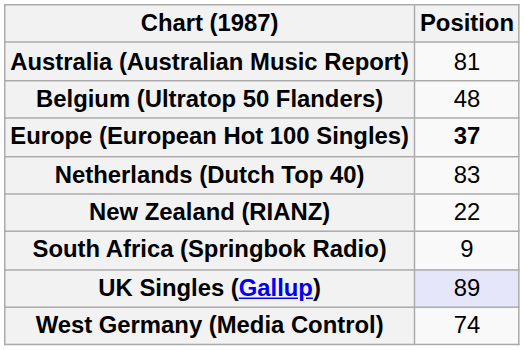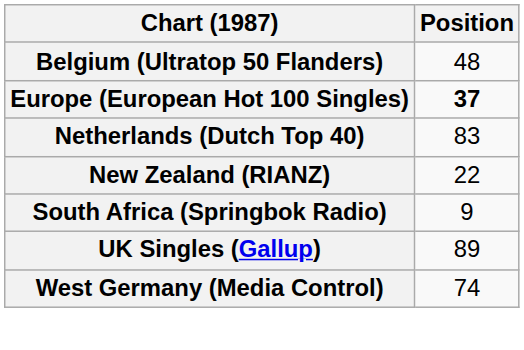- row: (210, 61)
(467, 288) lavender background -> (467, 250) no background
